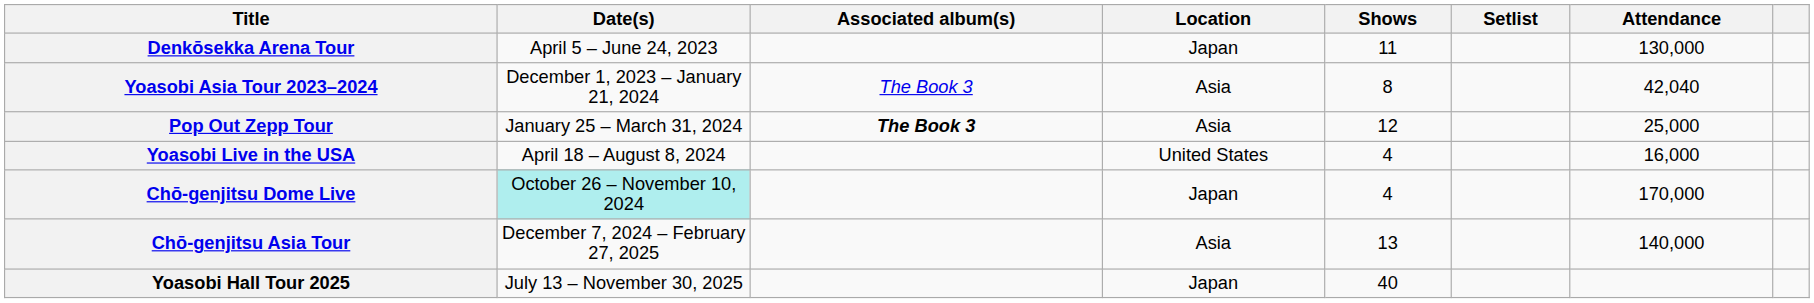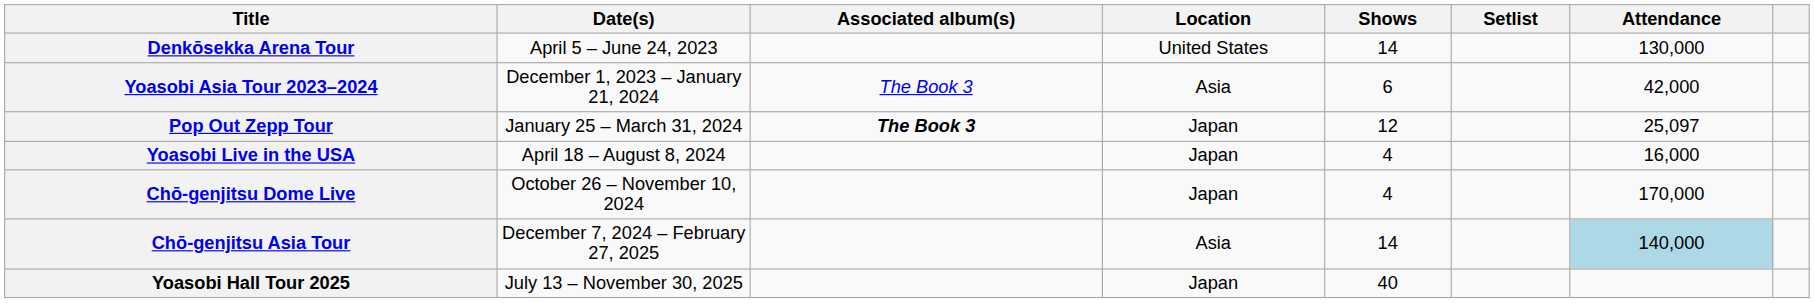(1213, 47) Japan -> (1213, 47) United States
(1388, 47) 11 -> (1388, 47) 14
(1388, 87) 8 -> (1388, 87) 6
(1672, 87) 42,040 -> (1672, 87) 42,000
(1213, 126) Asia -> (1213, 126) Japan
(1672, 126) 25,000 -> (1672, 126) 25,097
(1213, 155) United States -> (1213, 155) Japan
(624, 194) paleturquoise background -> (624, 194) no background
(1388, 243) 13 -> (1388, 243) 14
(1672, 243) no background -> (1672, 243) lightblue background
